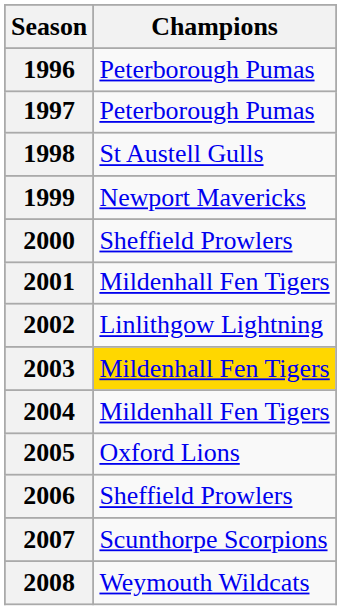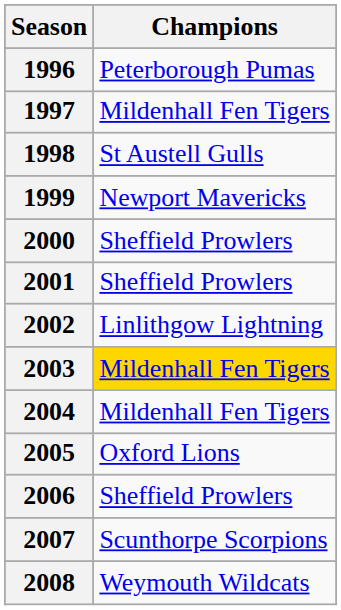(207, 111) Peterborough Pumas -> (215, 111) Mildenhall Fen Tigers
(215, 282) Mildenhall Fen Tigers -> (196, 282) Sheffield Prowlers
